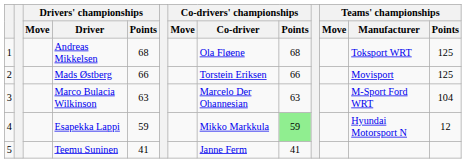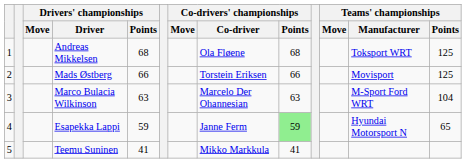(234, 126) Mikko Markkula -> (223, 126) Janne Ferm
(445, 126) 12 -> (445, 126) 65
(223, 149) Janne Ferm -> (234, 149) Mikko Markkula
